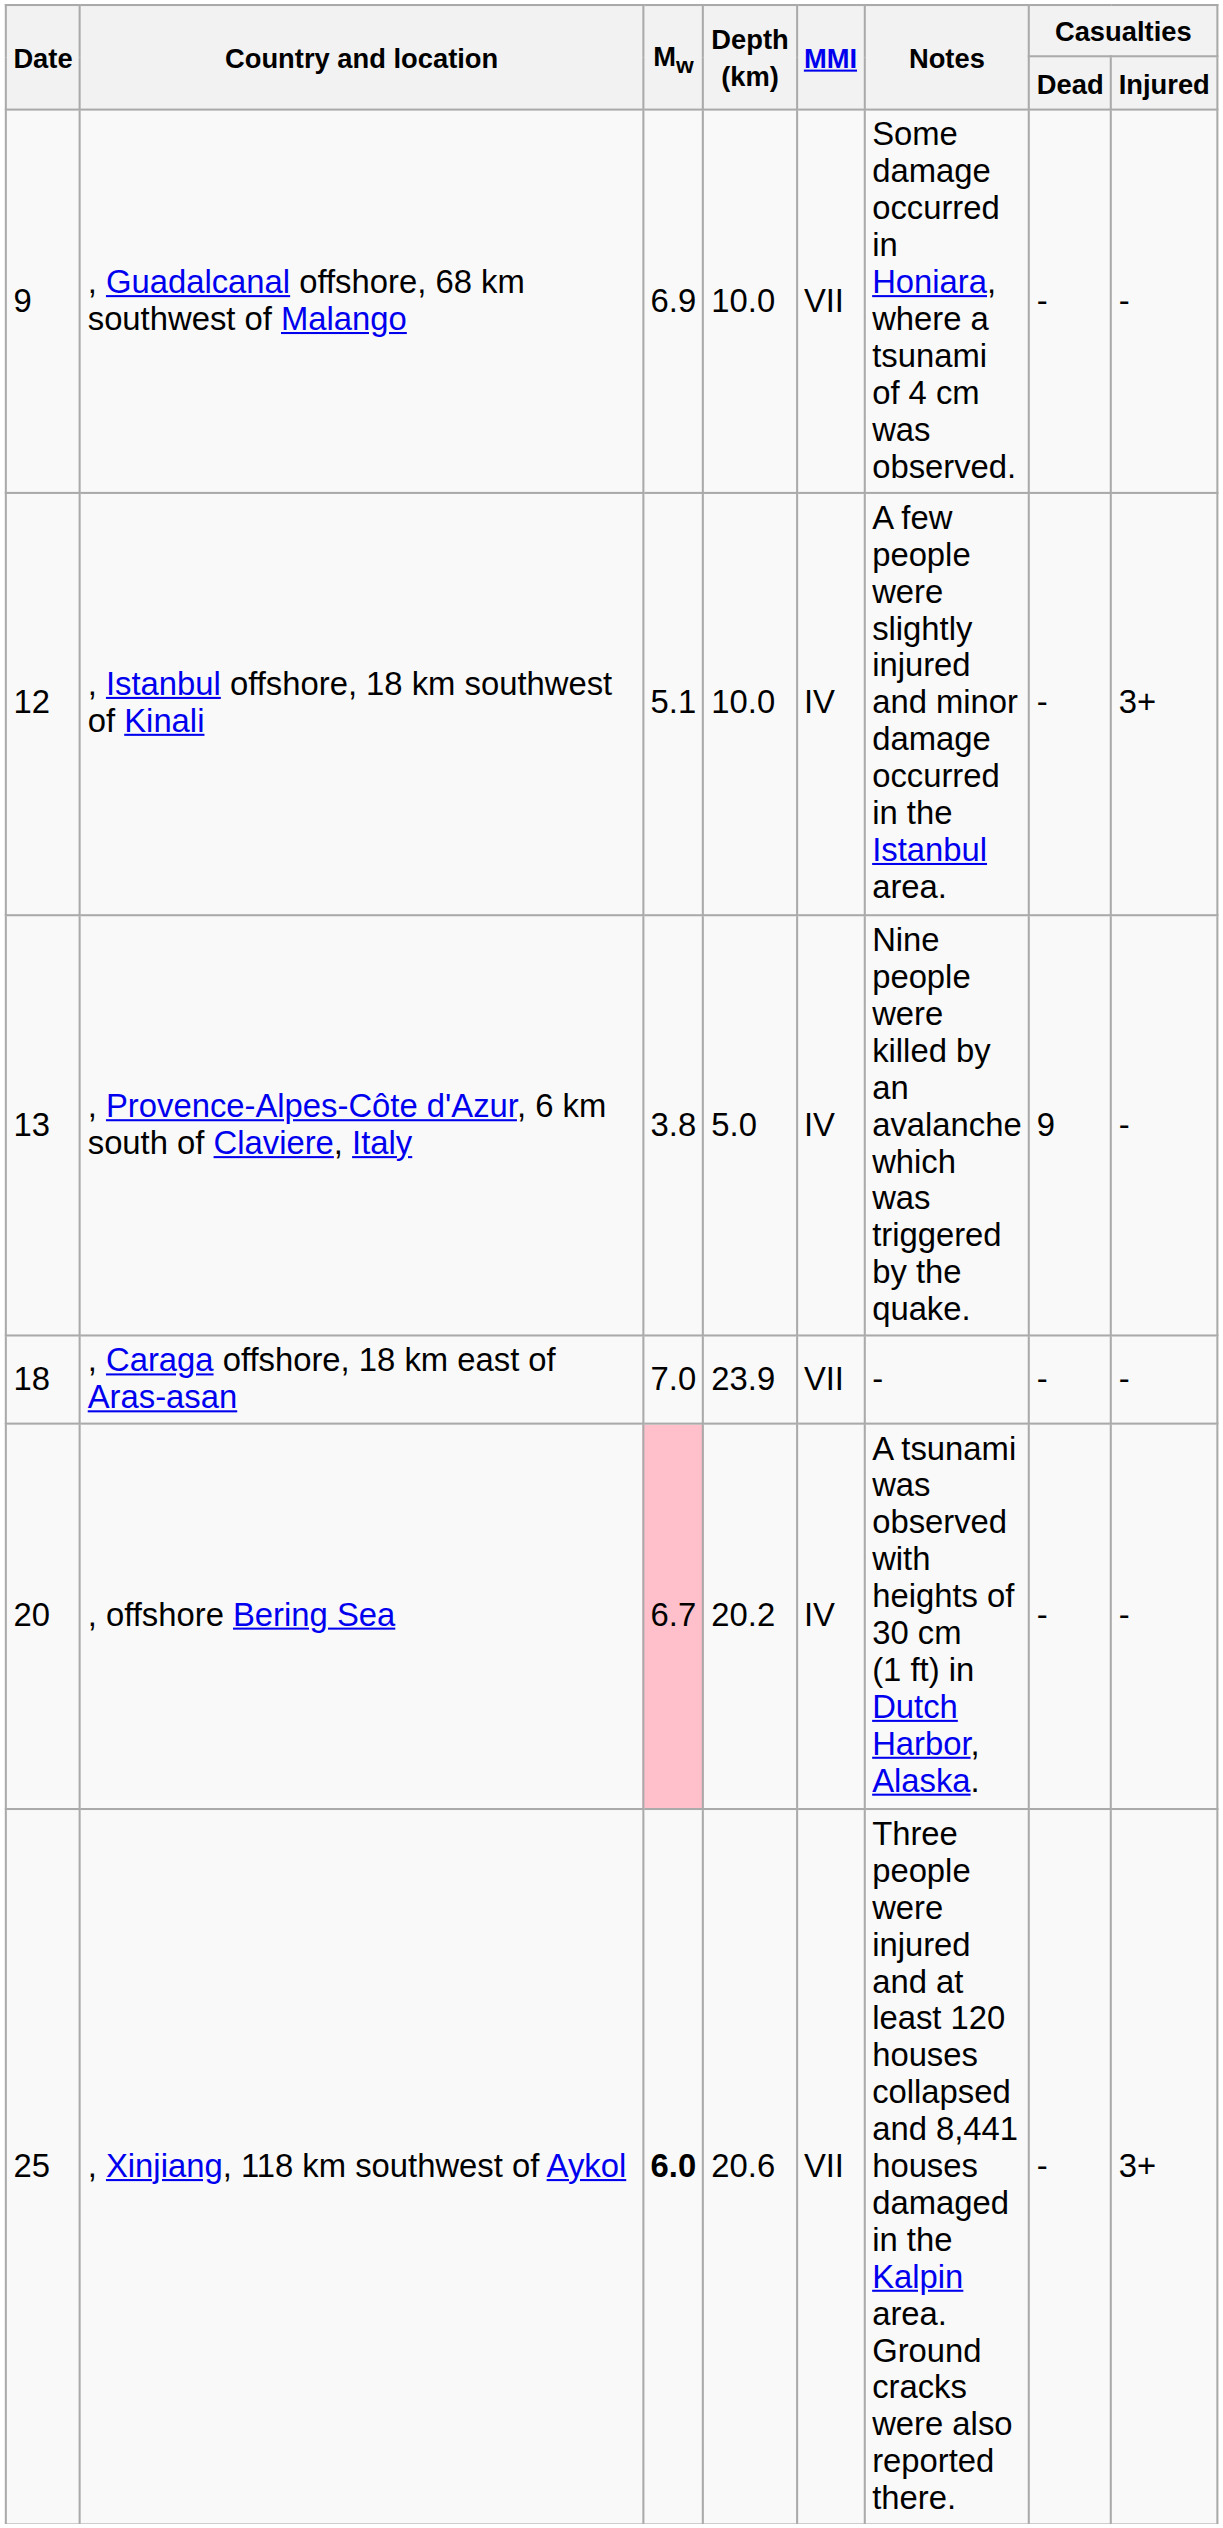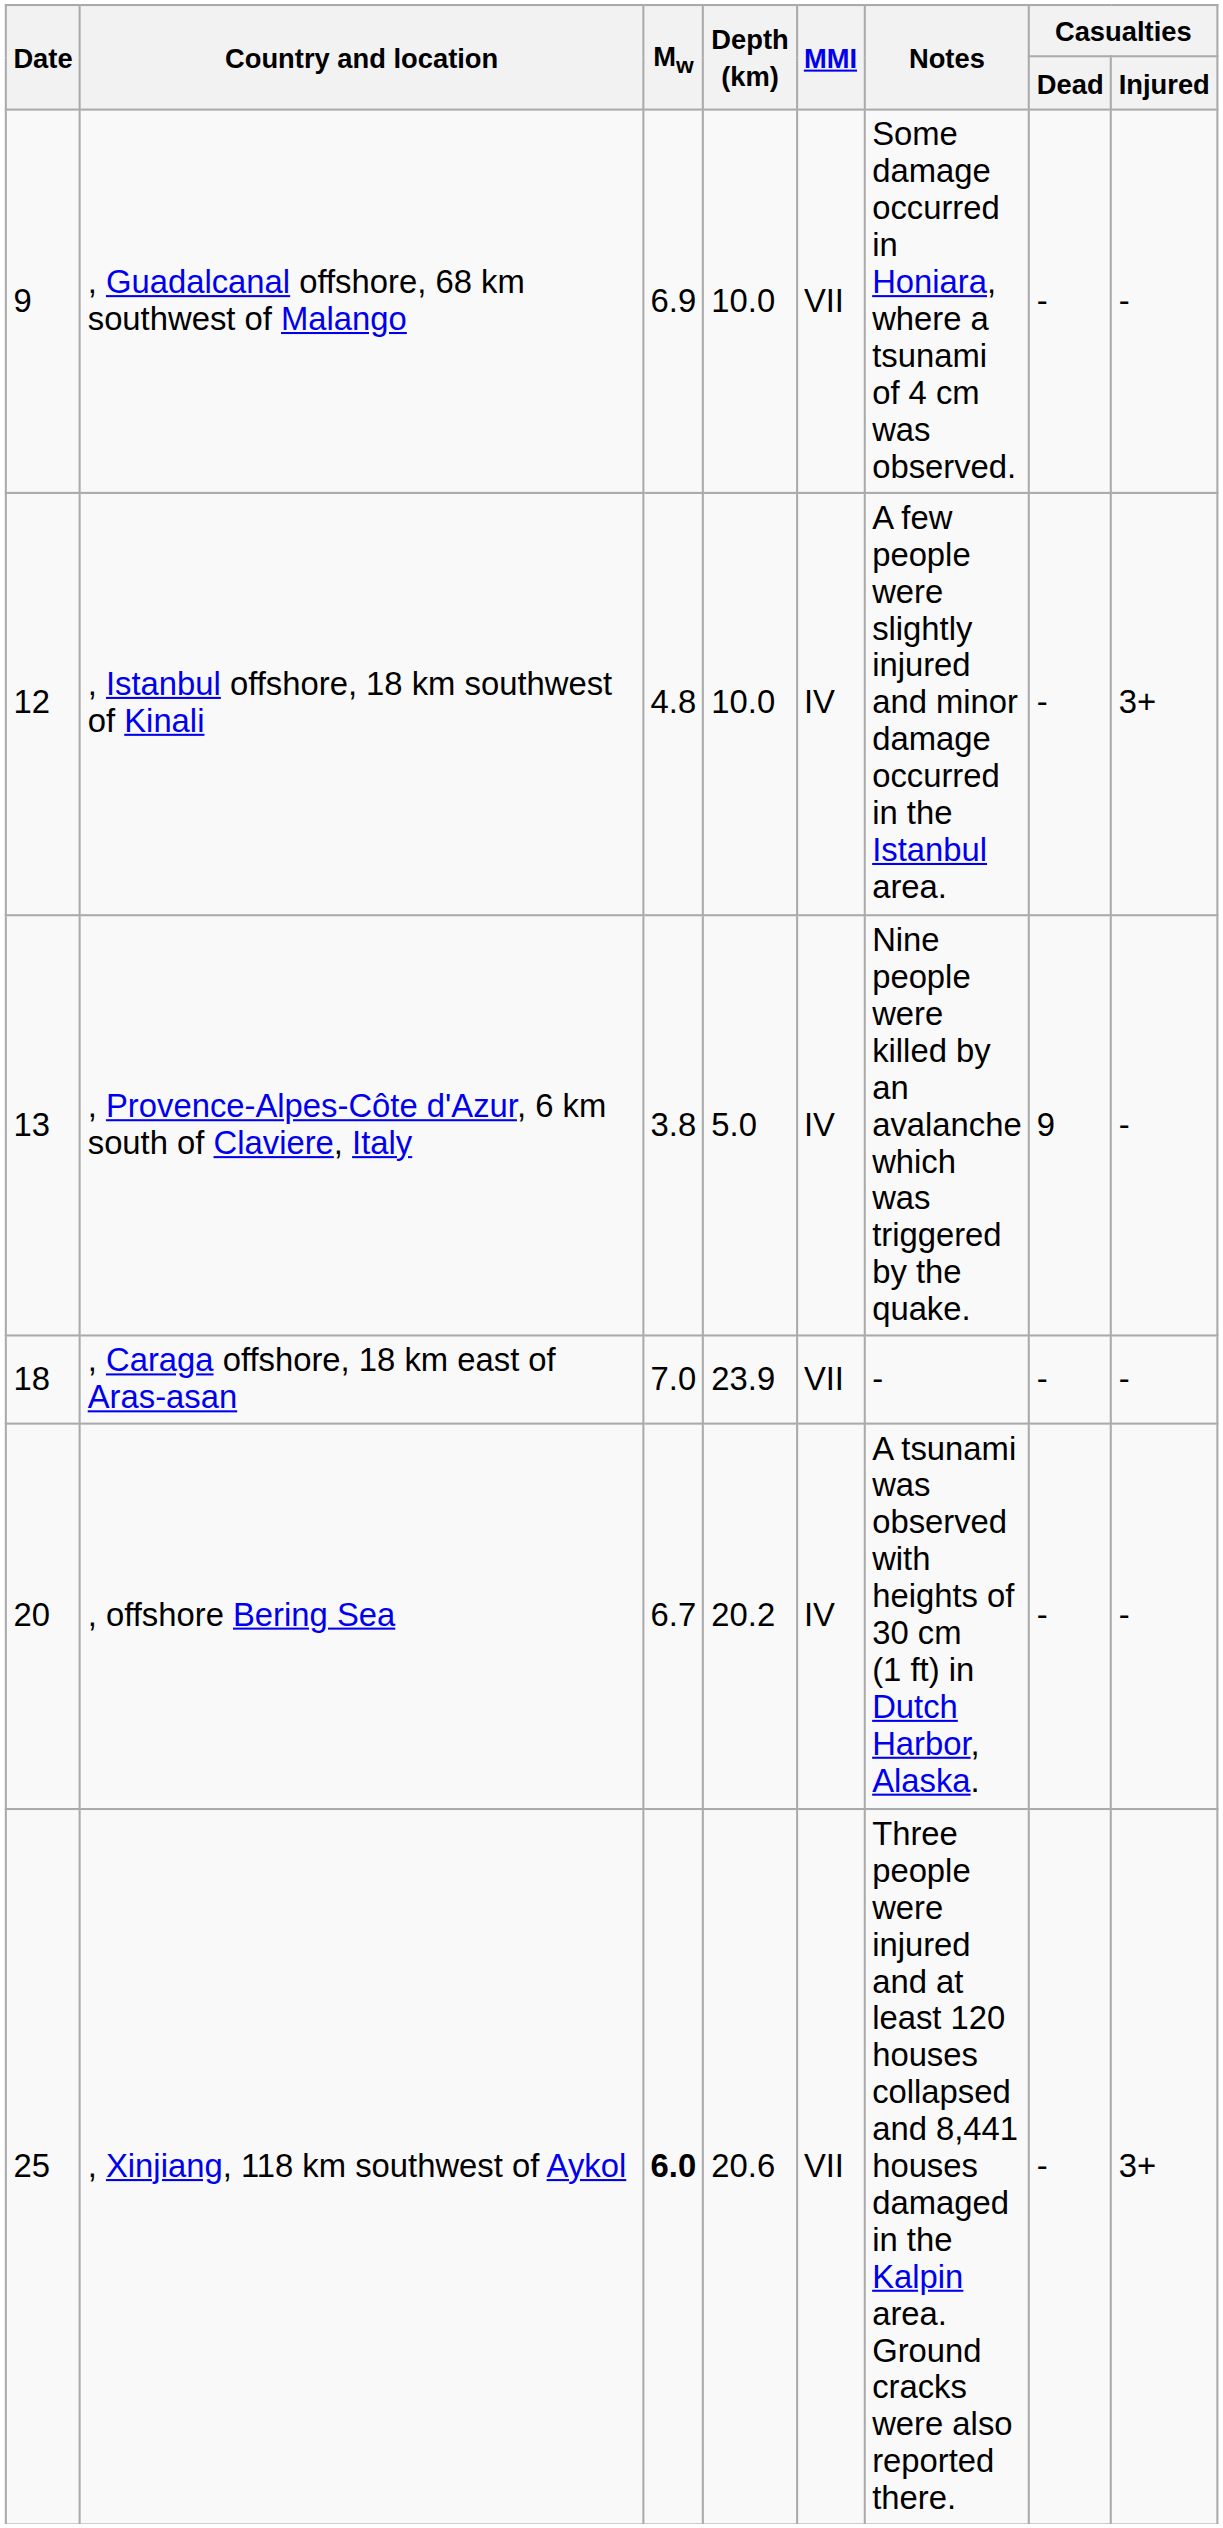(673, 703) 5.1 -> (673, 703) 4.8
(673, 1615) pink background -> (673, 1615) no background
